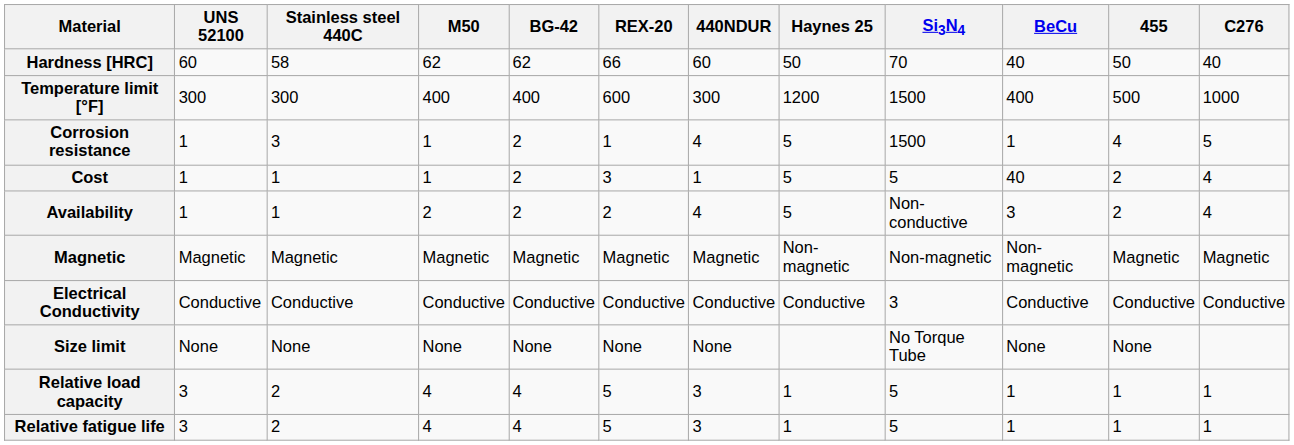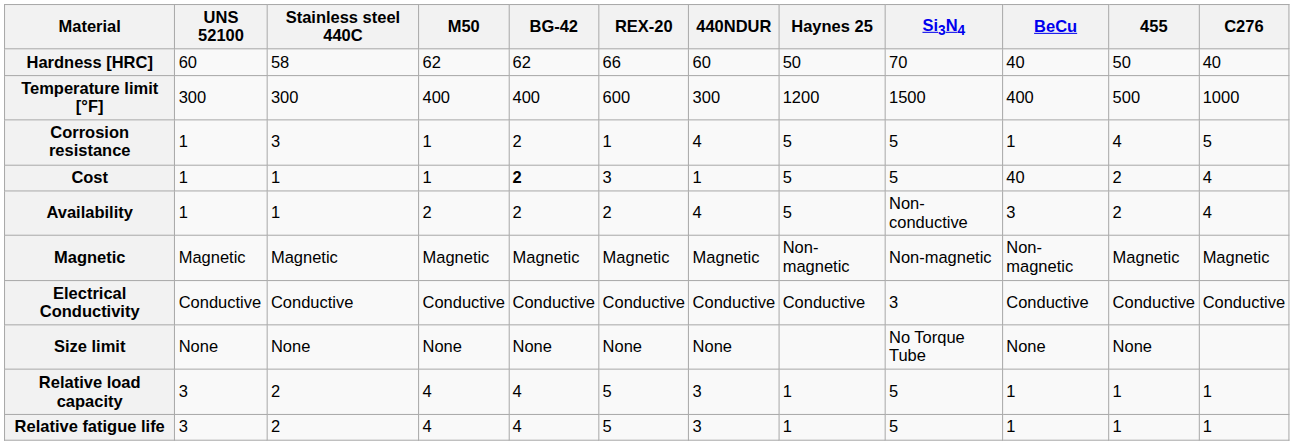(907, 142) 1500 -> (894, 142) 5
(517, 177) normal -> (517, 177) bold
